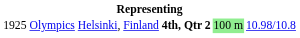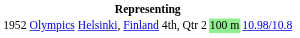(15, 25) 1925 -> (15, 25) 1952
(186, 25) bold -> (184, 25) normal
